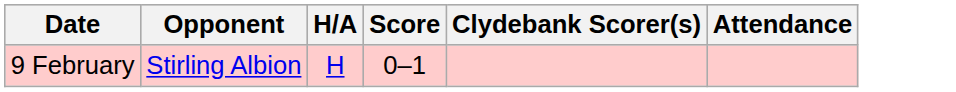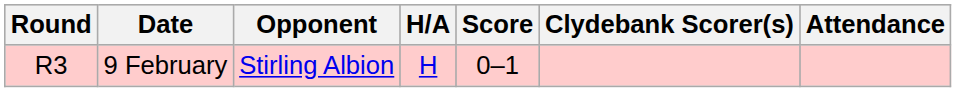+ column: (51, 24)
